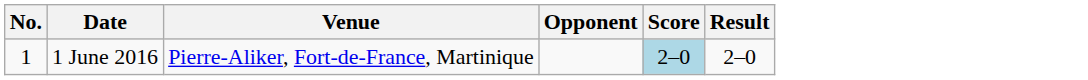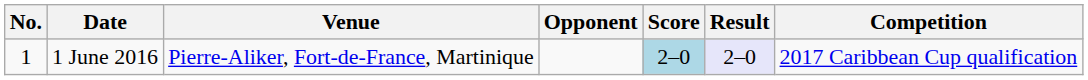+ column: (928, 21)
(740, 56) no background -> (740, 56) lavender background
